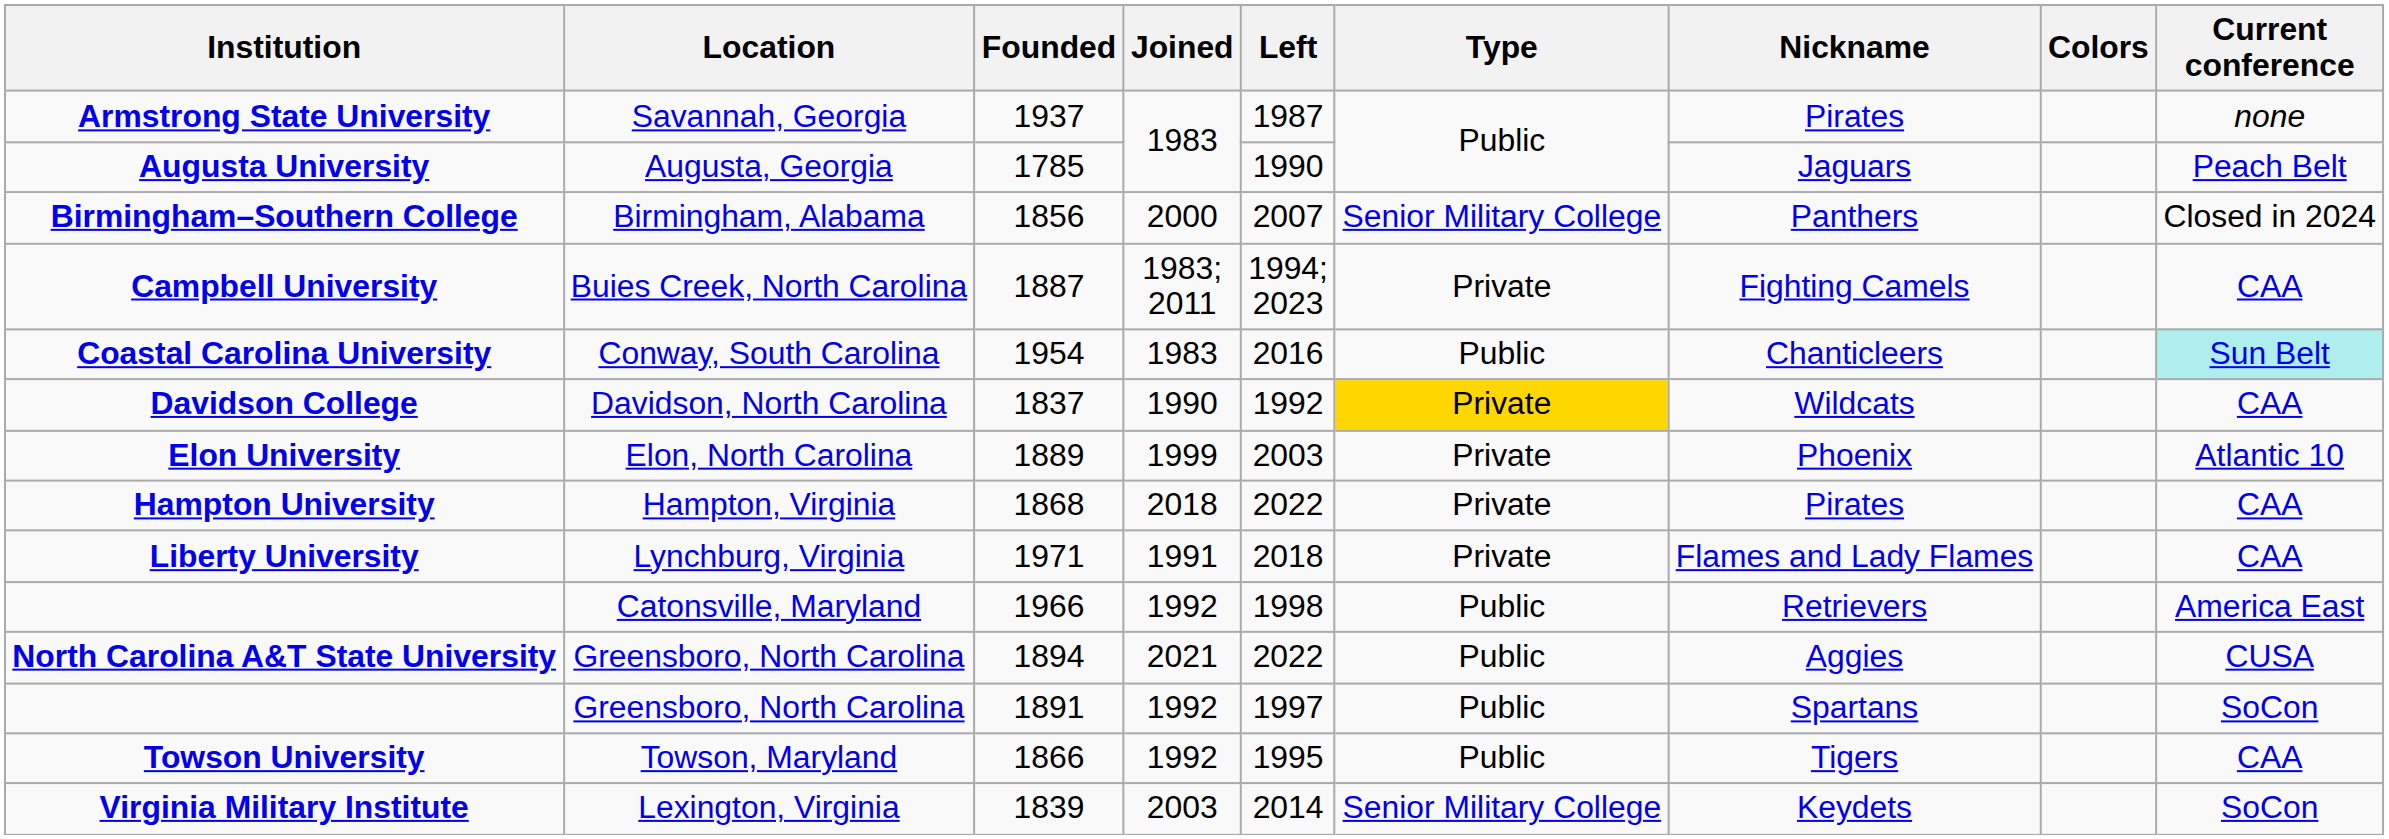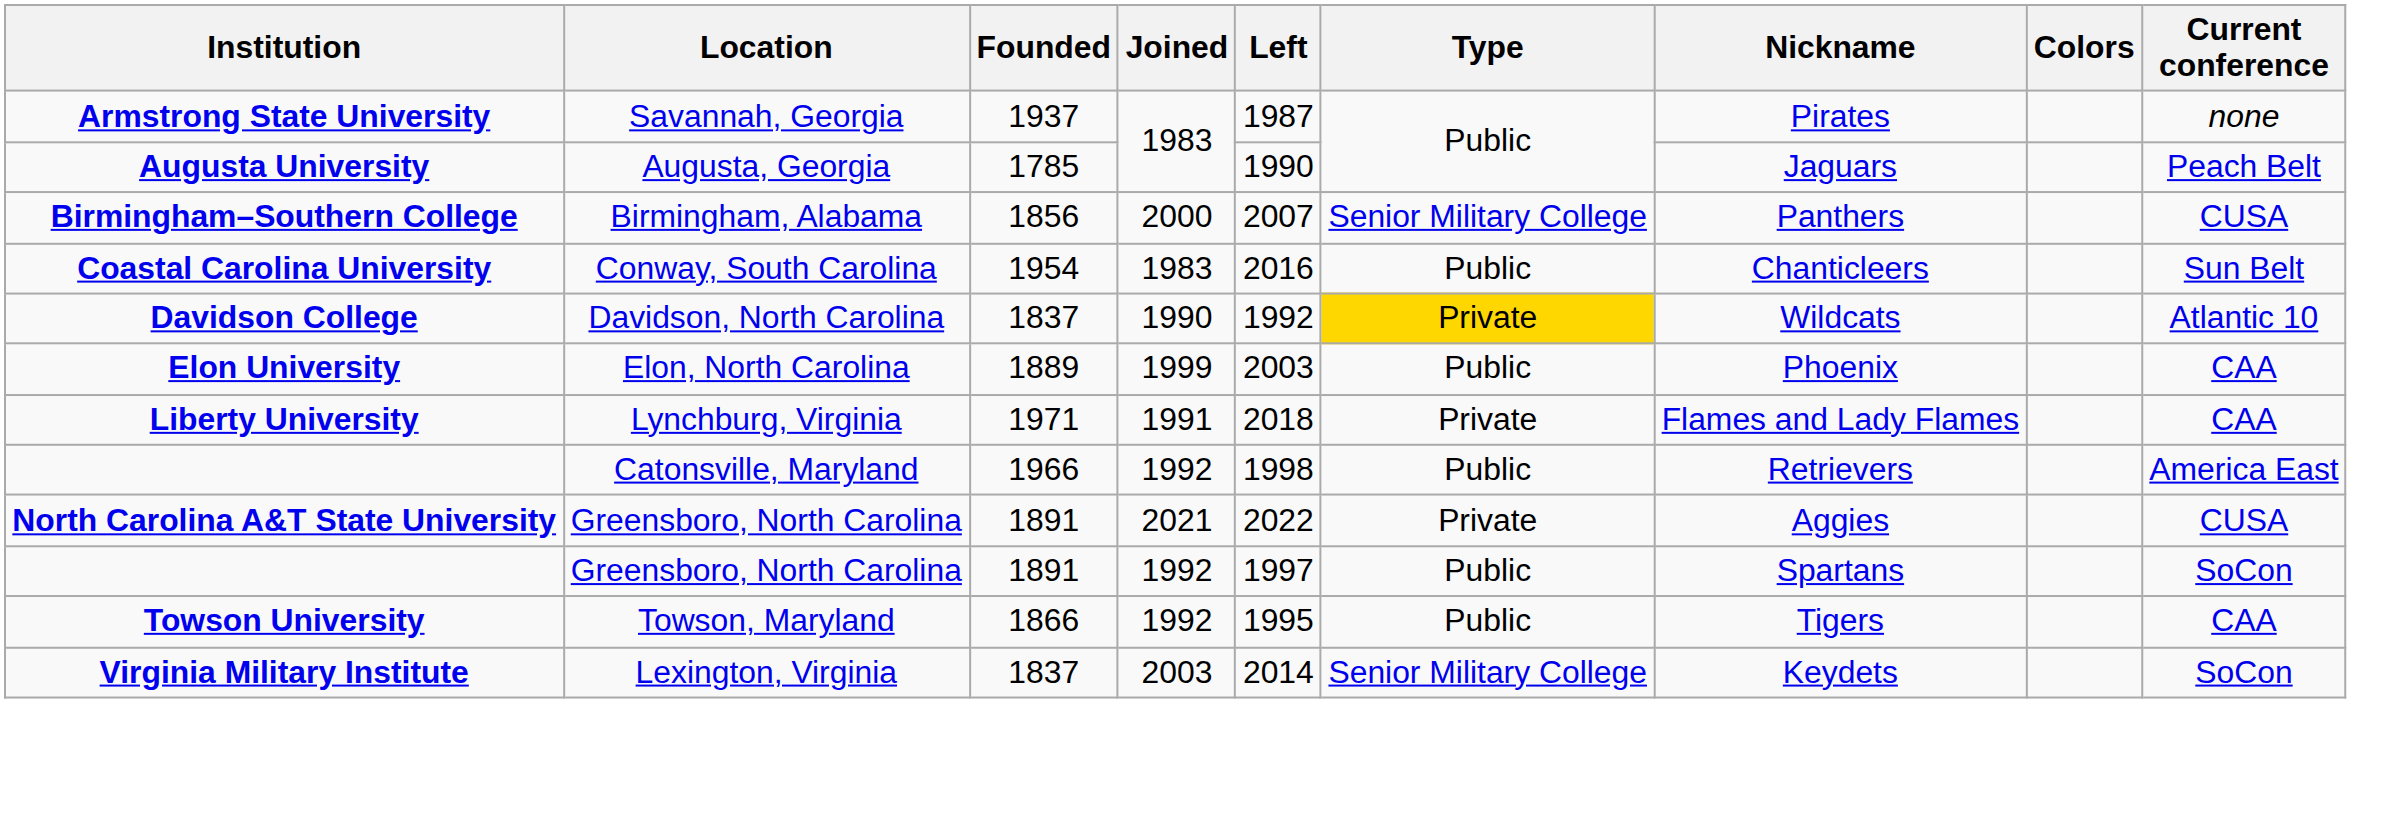(2270, 217) Closed in 2024 -> (2244, 217) CUSA
- row: (284, 285)
(2270, 353) paleturquoise background -> (2244, 267) no background
(2270, 404) CAA -> (2244, 318) Atlantic 10
(1502, 454) Private -> (1488, 368) Public
(2270, 454) Atlantic 10 -> (2244, 368) CAA
- row: (284, 505)
(1049, 656) 1894 -> (1044, 520) 1891
(1502, 656) Public -> (1488, 520) Private
(1049, 808) 1839 -> (1044, 671) 1837
